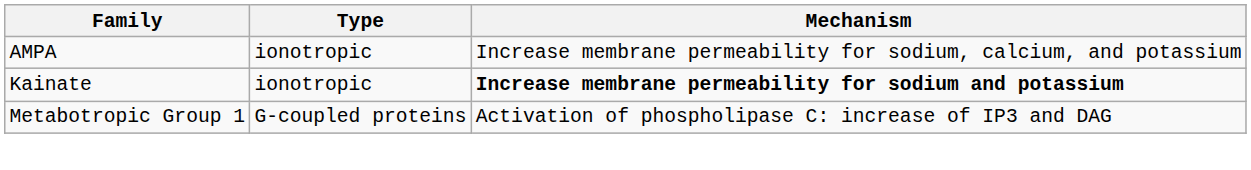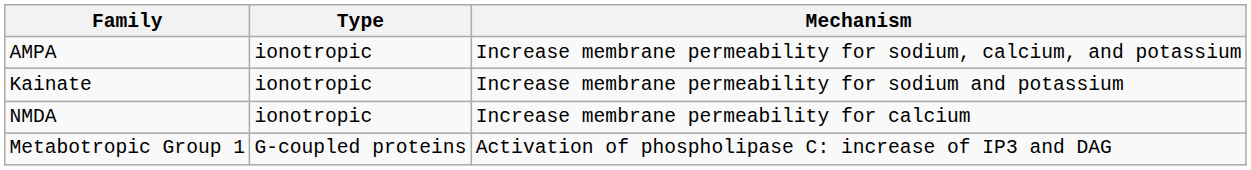(800, 85) bold -> (800, 85) normal
+ row: (33, 117)
